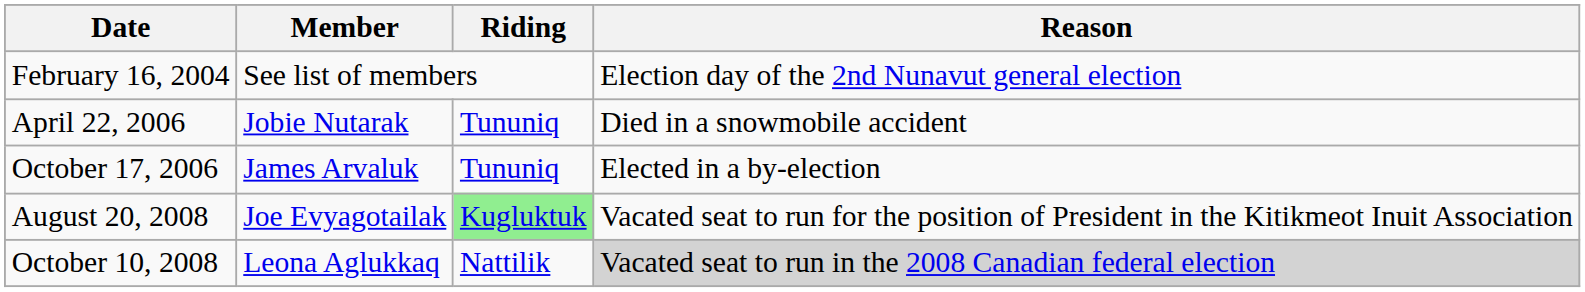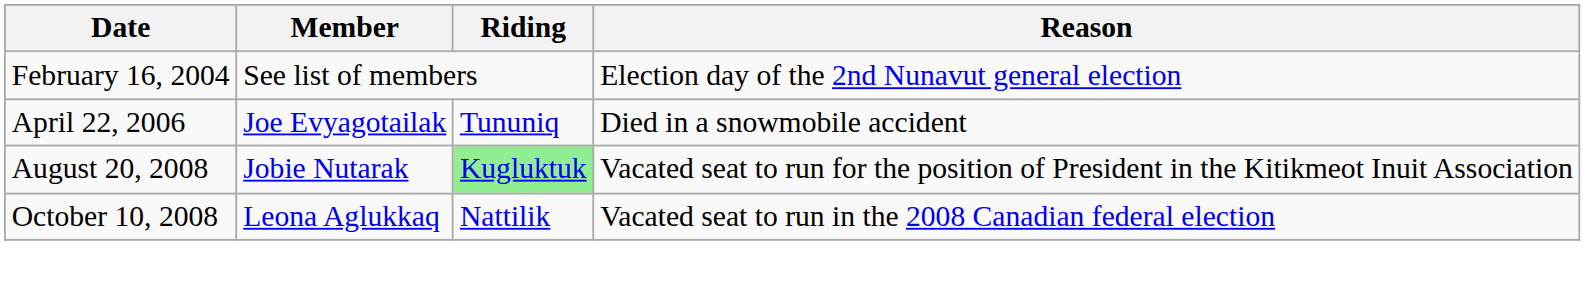(326, 121) Jobie Nutarak -> (345, 121) Joe Evyagotailak
- row: (115, 168)
(345, 215) Joe Evyagotailak -> (326, 168) Jobie Nutarak
(938, 262) lightgrey background -> (938, 215) no background
